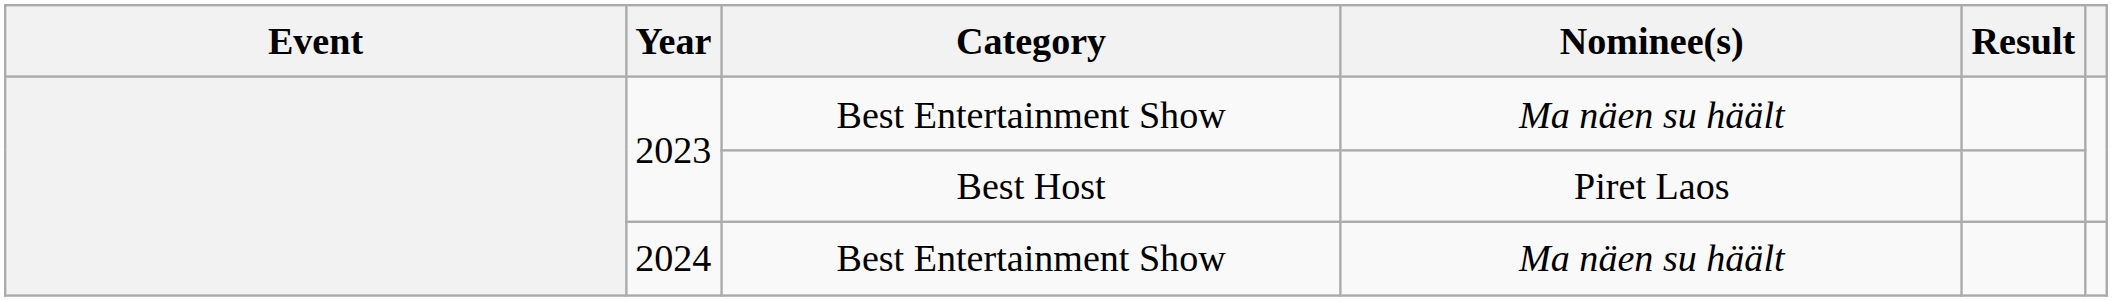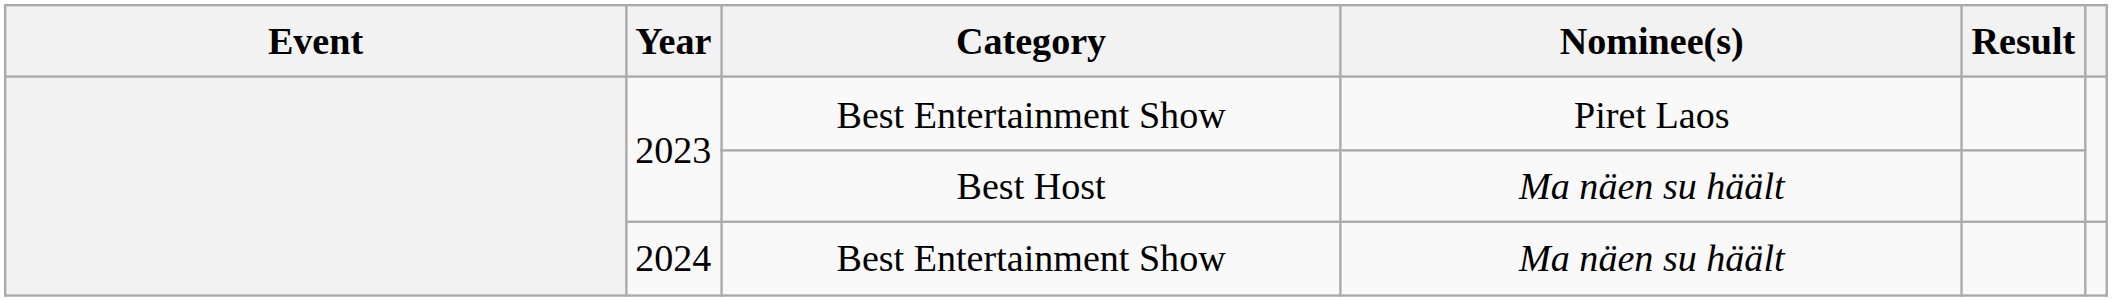(1652, 114) Ma näen su häält -> (1652, 114) Piret Laos
(1652, 186) Piret Laos -> (1652, 186) Ma näen su häält
